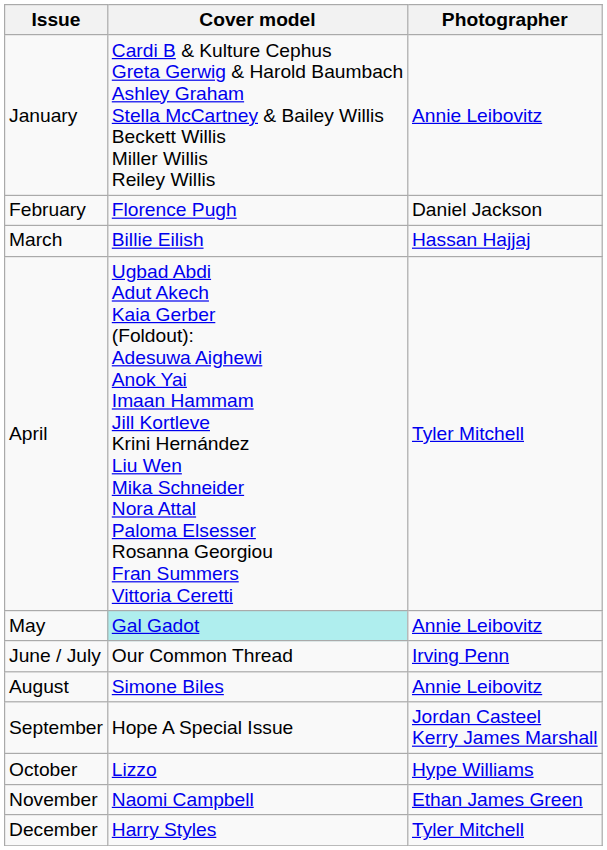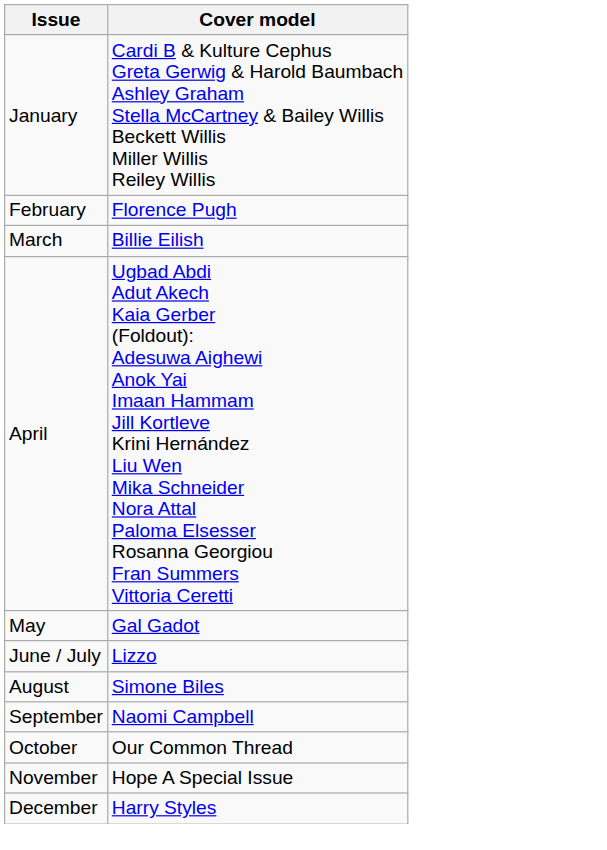- column: (505, 19)
(156, 625) paleturquoise background -> (156, 625) no background
(202, 656) Our Common Thread -> (134, 656) Lizzo
(203, 727) Hope A Special Issue -> (183, 716) Naomi Campbell
(134, 768) Lizzo -> (202, 747) Our Common Thread
(183, 799) Naomi Campbell -> (203, 777) Hope A Special Issue
